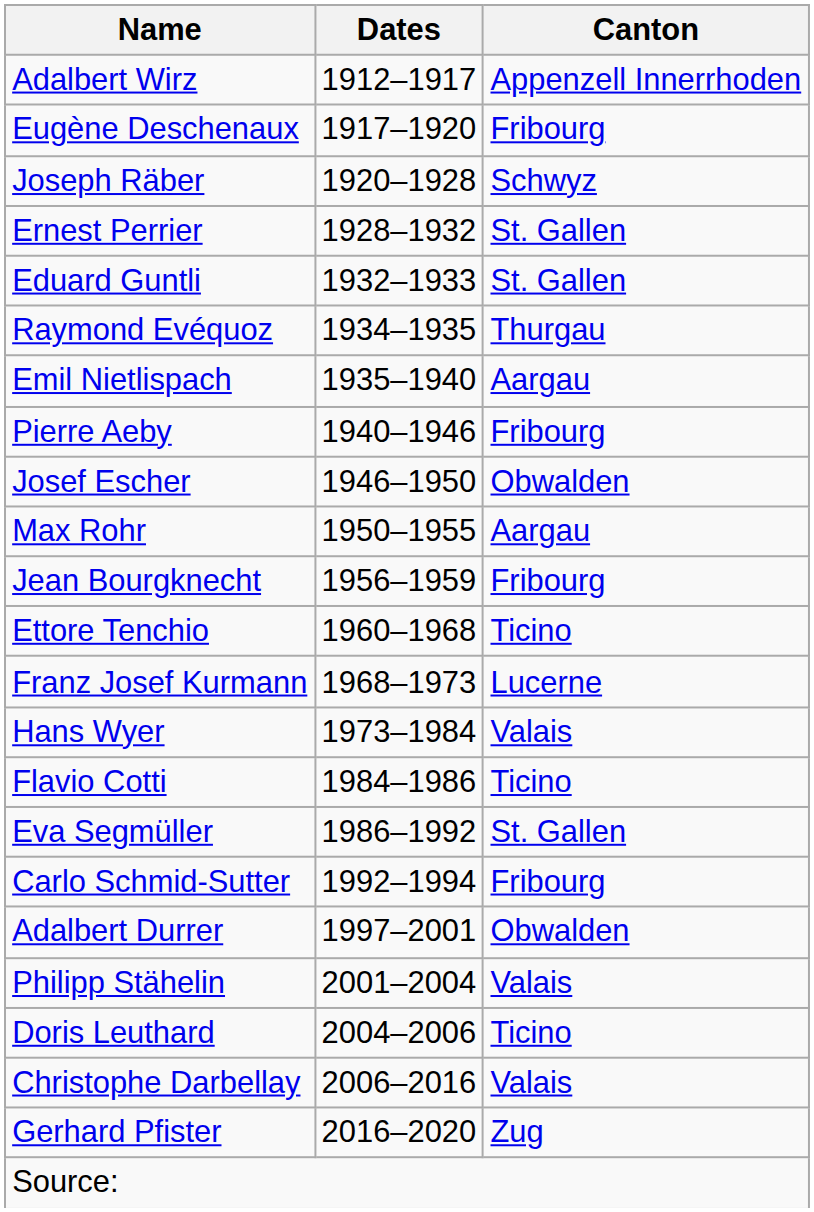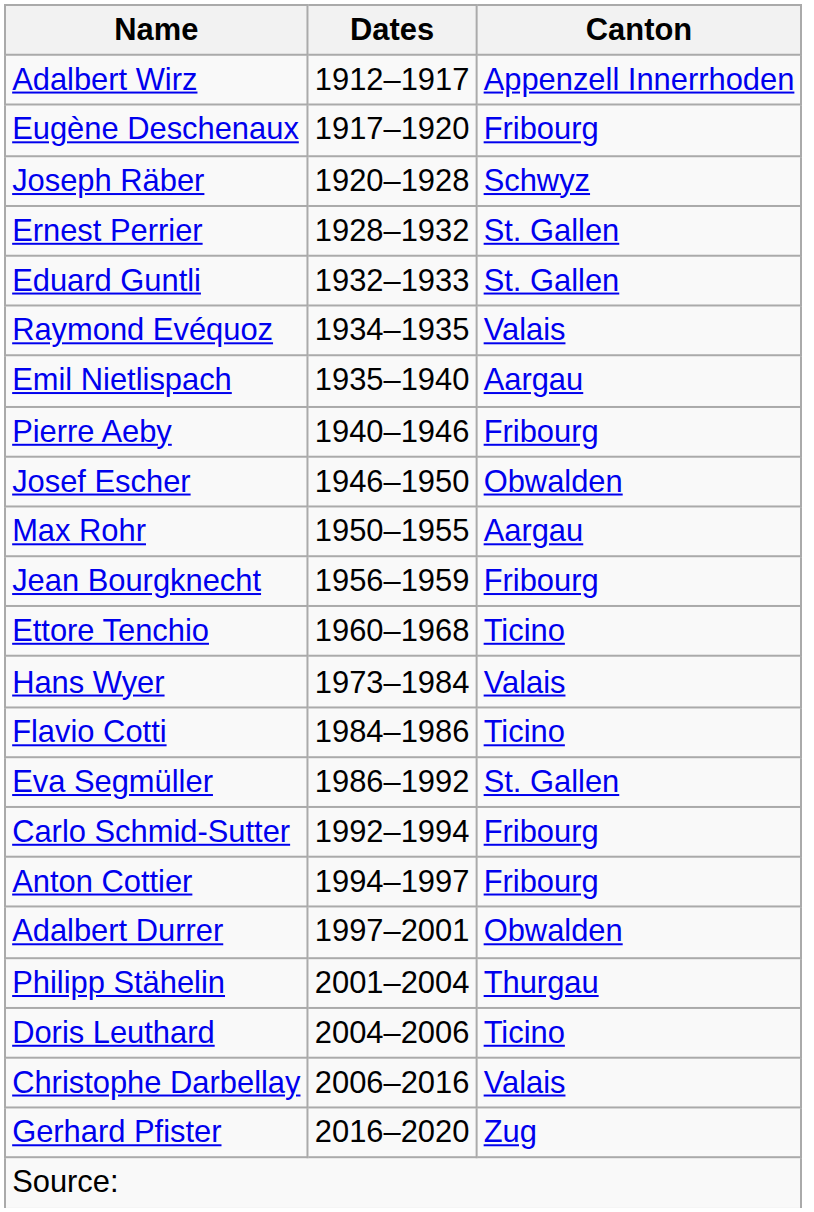(548, 329) Thurgau -> (525, 329) Valais
- row: (160, 680)
+ row: (102, 881)
(531, 981) Valais -> (541, 981) Thurgau
